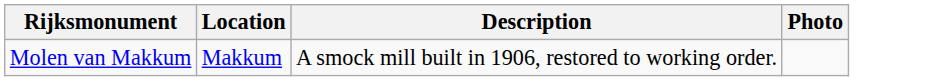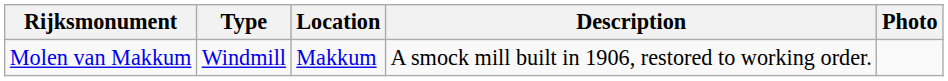+ column: (244, 22)
